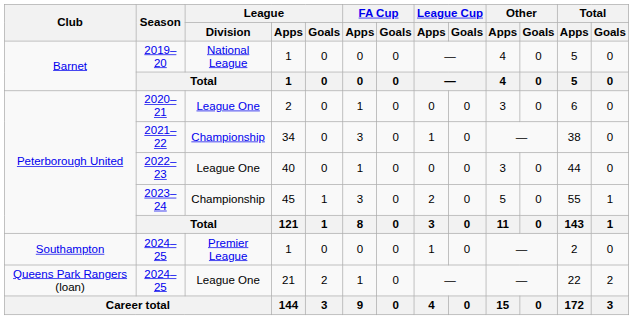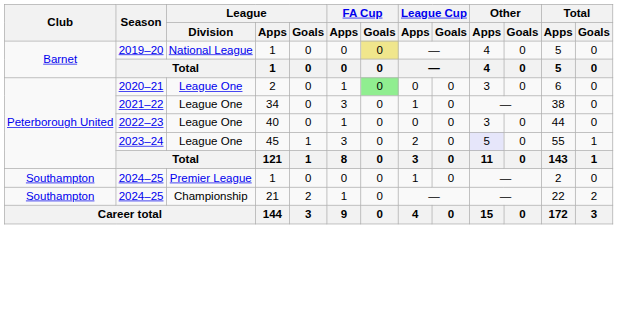(396, 56) no background -> (380, 50) khaki background
(396, 106) no background -> (380, 86) lightgreen background
(228, 137) Championship -> (211, 104) League One
(228, 199) Championship -> (211, 141) League One
(503, 199) no background -> (487, 141) lavender background
(70, 280) Queens Park Rangers (loan) -> (60, 196) Southampton
(228, 280) League One -> (211, 196) Championship
